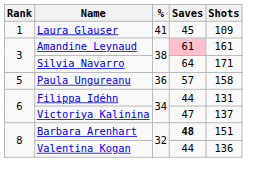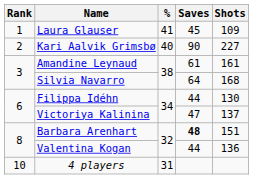+ row: (96, 47)
(188, 47) pink background -> (194, 64) no background
(224, 64) 171 -> (230, 81) 168
- row: (84, 81)
(224, 98) 131 -> (230, 98) 130
+ row: (96, 165)
